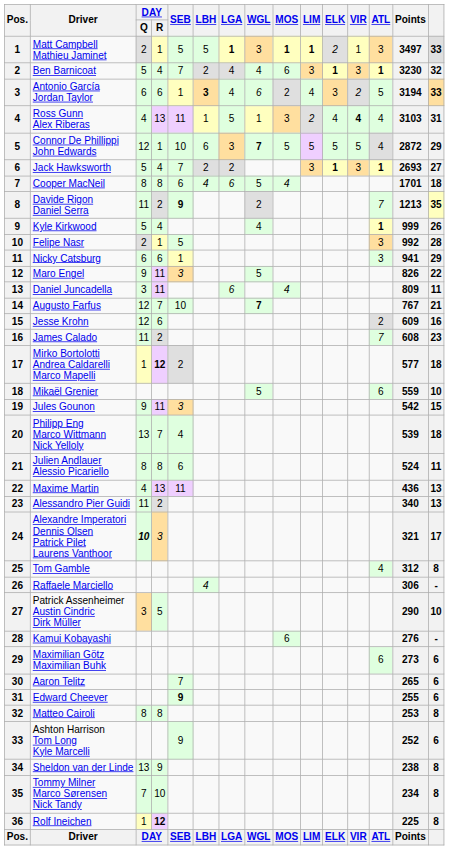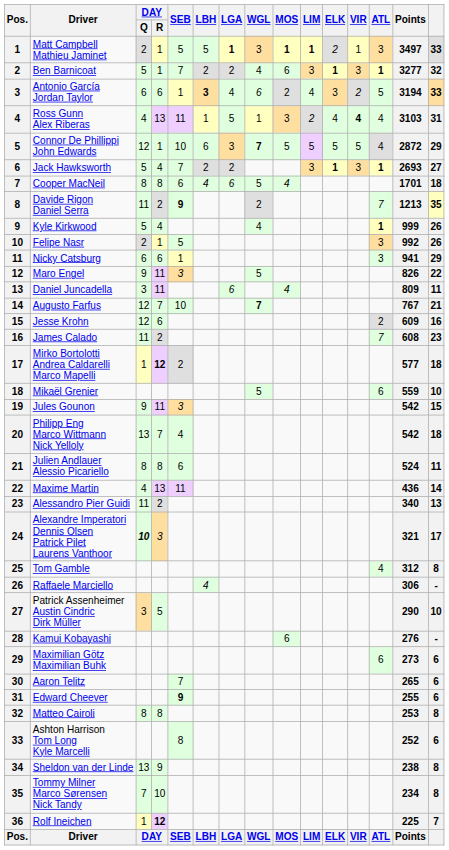(160, 71) 4 -> (160, 71) 1
(232, 71) 4 -> (232, 71) 2
(410, 71) 3230 -> (410, 71) 3277
(436, 242) 28 -> (436, 242) 26
(410, 434) 539 -> (410, 434) 542
(436, 488) 13 -> (436, 488) 14
(180, 740) 9 -> (180, 740) 8
(436, 821) 8 -> (436, 821) 7
